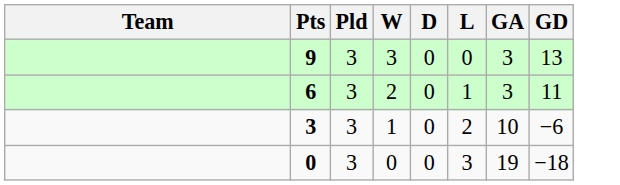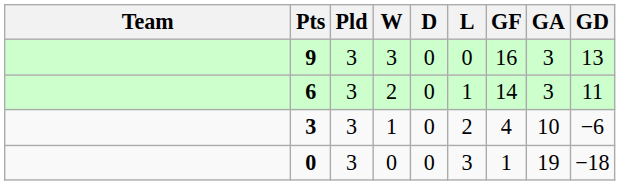+ column: (506, 22)
